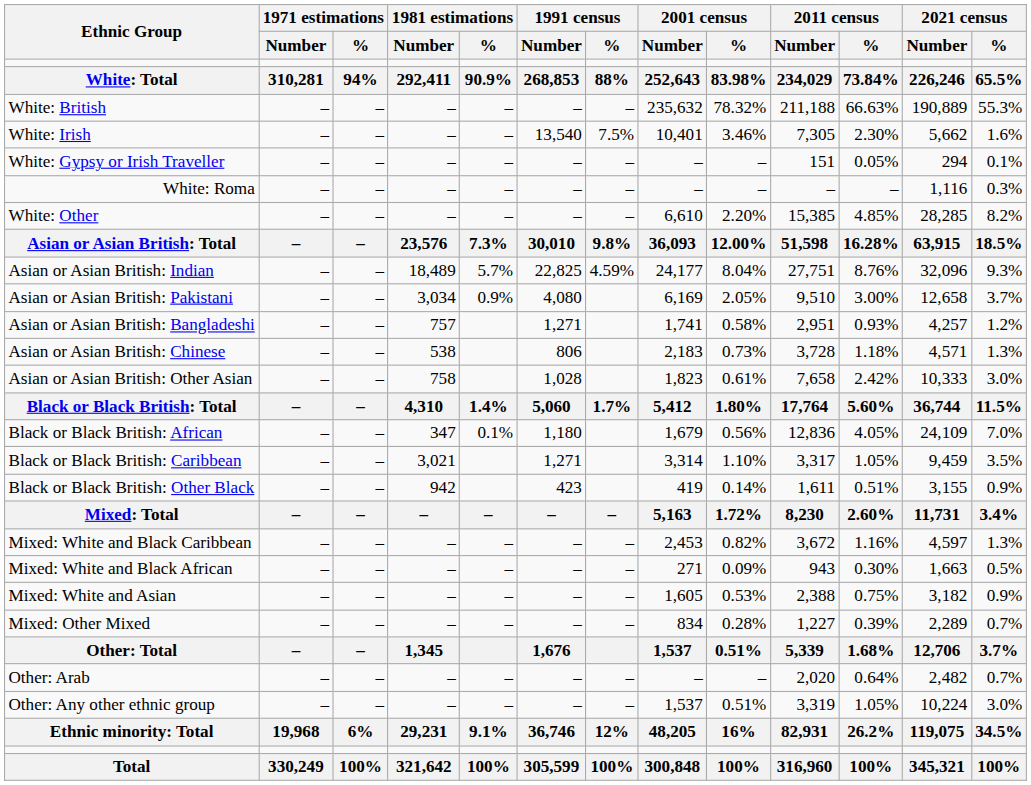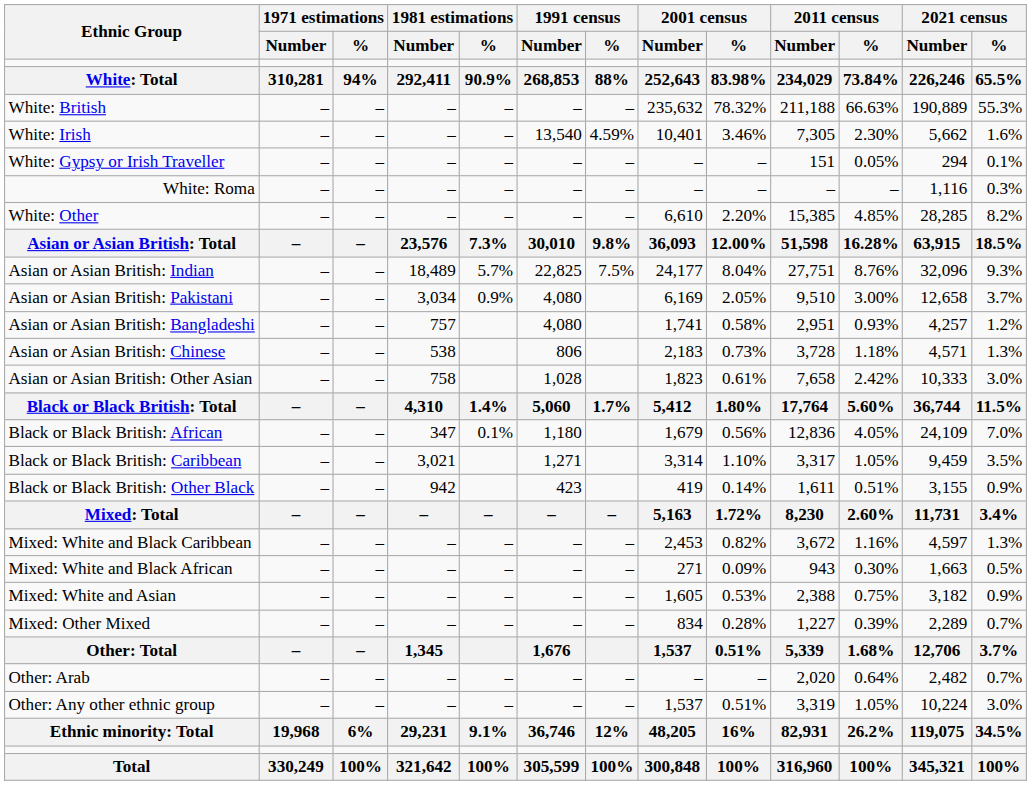(616, 134) 7.5% -> (612, 134) 4.59%
(612, 270) 4.59% -> (616, 270) 7.5%
(563, 324) 1,271 -> (563, 324) 4,080
